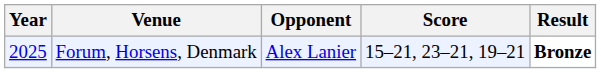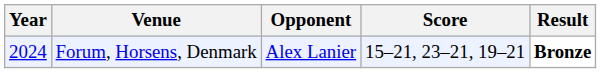(28, 51) 2025 -> (28, 51) 2024
